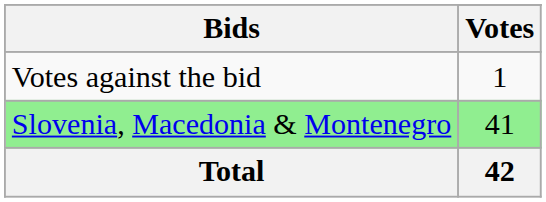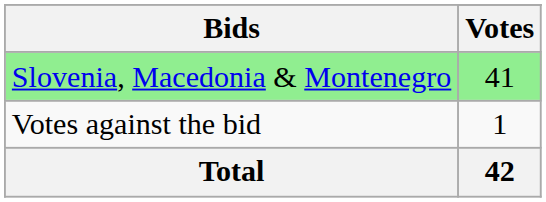rows swapped: (232, 123) <-> (136, 76)
